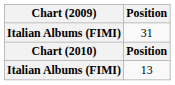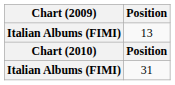rows swapped: (147, 70) <-> (147, 32)
